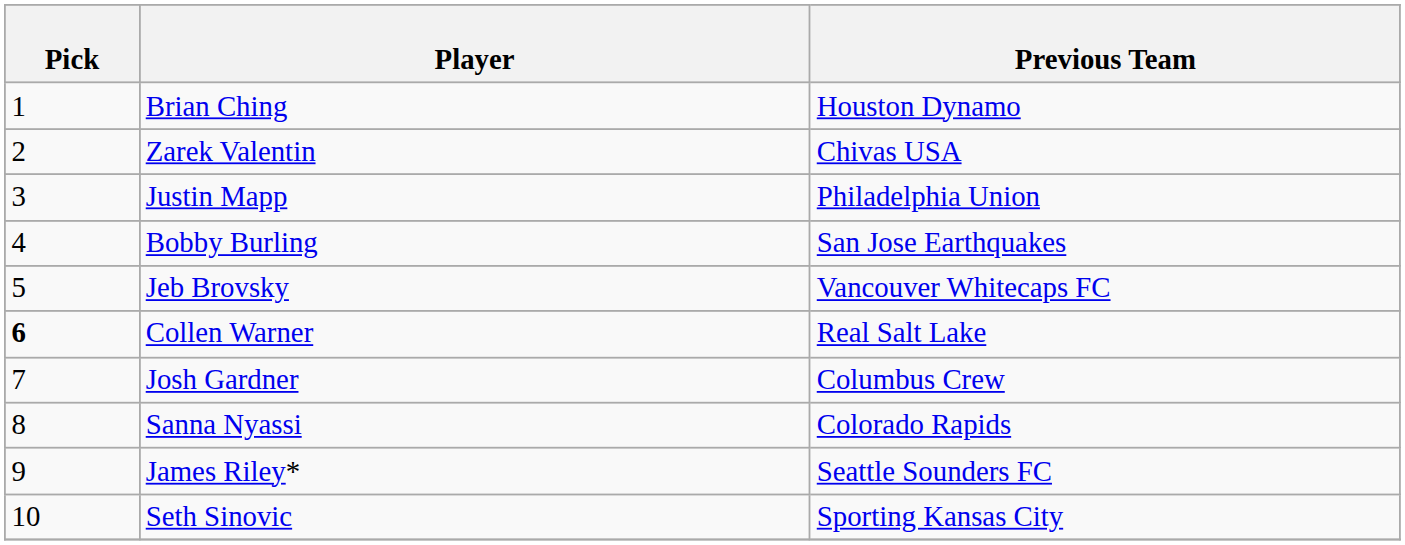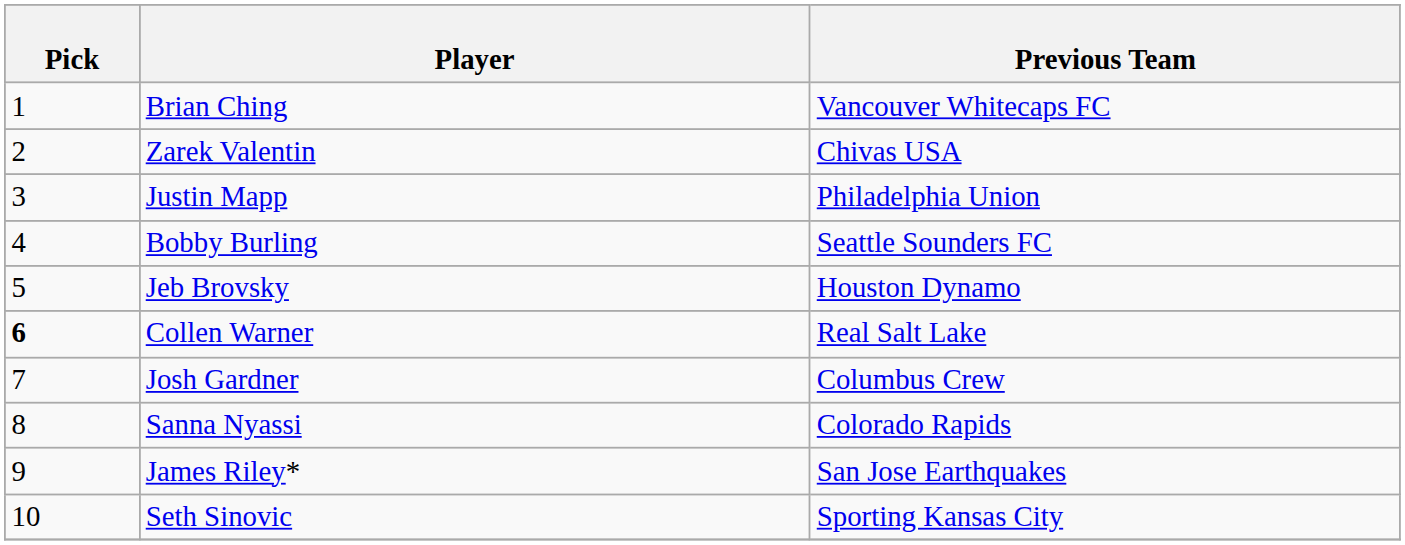(919, 105) Houston Dynamo -> (964, 105) Vancouver Whitecaps FC
(942, 242) San Jose Earthquakes -> (934, 242) Seattle Sounders FC
(964, 288) Vancouver Whitecaps FC -> (919, 288) Houston Dynamo
(934, 470) Seattle Sounders FC -> (942, 470) San Jose Earthquakes
